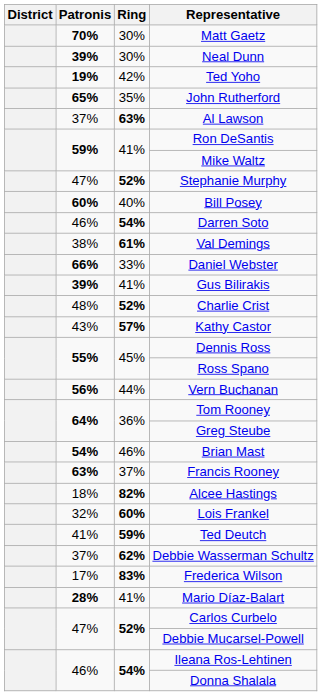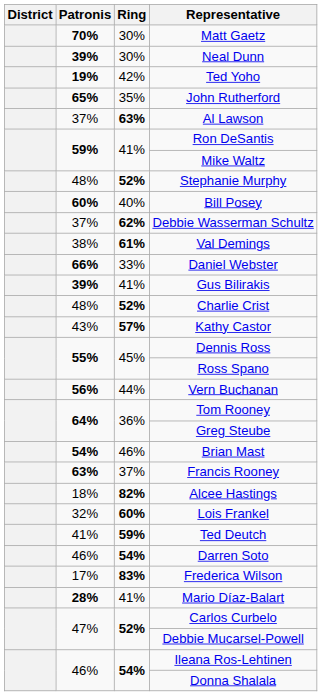(85, 181) 47% -> (85, 181) 48%
rows swapped: (233, 222) <-> (233, 555)
